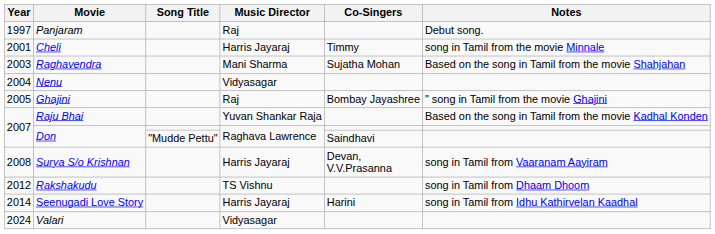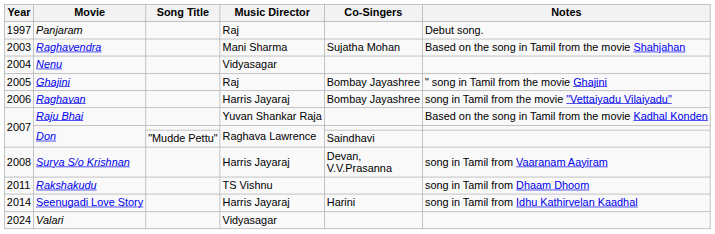- row: (48, 47)
+ row: (61, 99)
(19, 185) 2012 -> (19, 185) 2011
